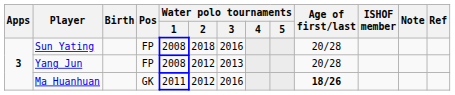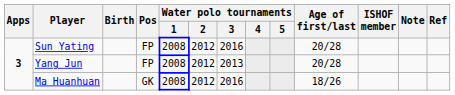(203, 46) 2018 -> (203, 46) 2012
(174, 81) 2011 -> (174, 81) 2008
(326, 81) bold -> (326, 81) normal
